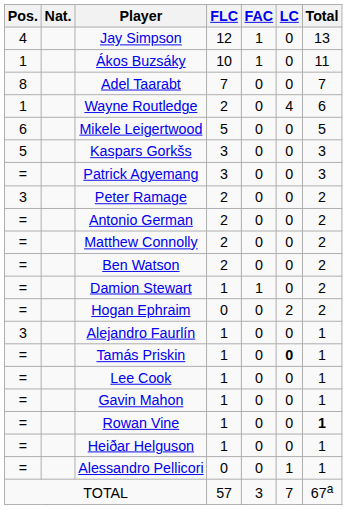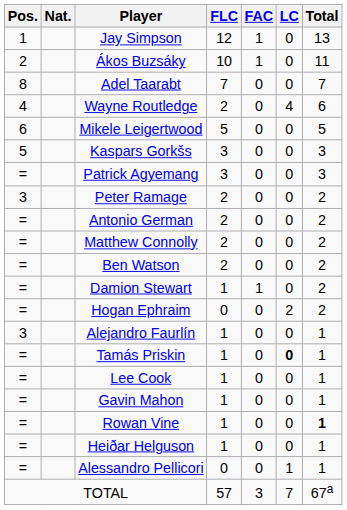(23, 39) 4 -> (23, 39) 1
(23, 61) 1 -> (23, 61) 2
(23, 106) 1 -> (23, 106) 4
